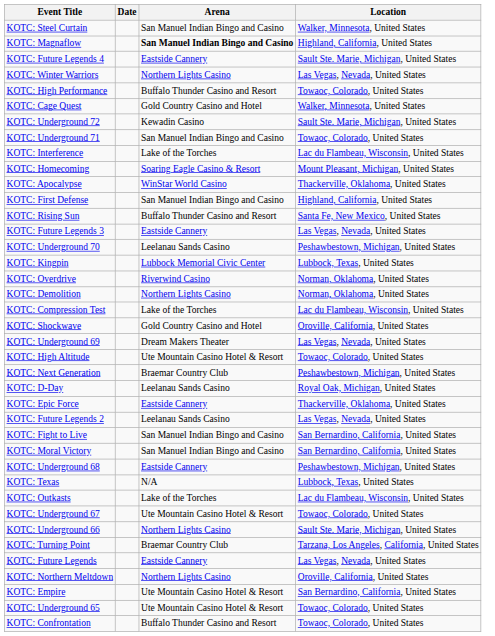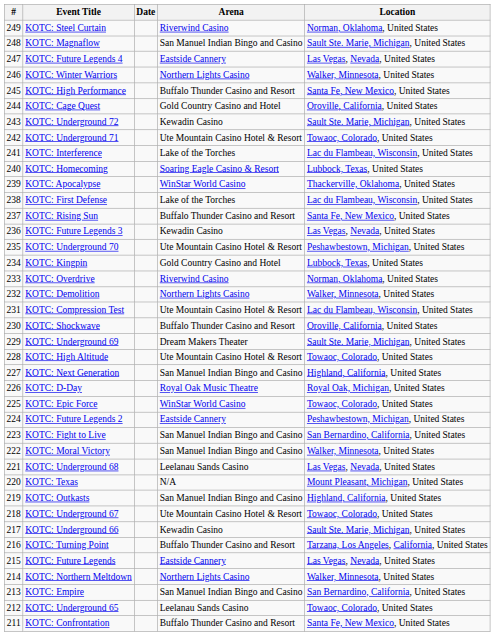+ column: (14, 12)
(212, 28) San Manuel Indian Bingo and Casino -> (194, 28) Riverwind Casino
(361, 28) Walker, Minnesota, United States -> (372, 28) Norman, Oklahoma, United States
(217, 44) bold -> (231, 44) normal
(365, 44) Highland, California, United States -> (386, 44) Sault Ste. Marie, Michigan, United States
(377, 59) Sault Ste. Marie, Michigan, United States -> (371, 59) Las Vegas, Nevada, United States
(362, 75) Las Vegas, Nevada, United States -> (371, 75) Walker, Minnesota, United States
(361, 91) Towaoc, Colorado, United States -> (378, 91) Santa Fe, New Mexico, United States
(361, 106) Walker, Minnesota, United States -> (372, 106) Oroville, California, United States
(212, 138) San Manuel Indian Bingo and Casino -> (231, 138) Ute Mountain Casino Hotel & Resort
(376, 169) Mount Pleasant, Michigan, United States -> (365, 169) Lubbock, Texas, United States
(212, 200) San Manuel Indian Bingo and Casino -> (197, 200) Lake of the Torches
(365, 200) Highland, California, United States -> (390, 200) Lac du Flambeau, Wisconsin, United States
(174, 232) Eastside Cannery -> (191, 232) Kewadin Casino
(185, 247) Leelanau Sands Casino -> (231, 247) Ute Mountain Casino Hotel & Resort
(203, 263) Lubbock Memorial Civic Center -> (220, 263) Gold Country Casino and Hotel
(363, 294) Norman, Oklahoma, United States -> (371, 294) Walker, Minnesota, United States
(179, 310) Lake of the Torches -> (231, 310) Ute Mountain Casino Hotel & Resort
(201, 326) Gold Country Casino and Hotel -> (227, 326) Buffalo Thunder Casino and Resort
(362, 341) Las Vegas, Nevada, United States -> (386, 341) Sault Ste. Marie, Michigan, United States
(185, 373) Braemar Country Club -> (231, 373) San Manuel Indian Bingo and Casino
(377, 373) Peshawbestown, Michigan, United States -> (374, 373) Highland, California, United States
(185, 388) Leelanau Sands Casino -> (209, 388) Royal Oak Music Theatre
(174, 404) Eastside Cannery -> (203, 404) WinStar World Casino
(372, 404) Thackerville, Oklahoma, United States -> (370, 404) Towaoc, Colorado, United States
(185, 420) Leelanau Sands Casino -> (193, 420) Eastside Cannery
(362, 420) Las Vegas, Nevada, United States -> (386, 420) Peshawbestown, Michigan, United States
(377, 451) San Bernardino, California, United States -> (371, 451) Walker, Minnesota, United States
(174, 467) Eastside Cannery -> (204, 467) Leelanau Sands Casino
(377, 467) Peshawbestown, Michigan, United States -> (371, 467) Las Vegas, Nevada, United States
(356, 482) Lubbock, Texas, United States -> (385, 482) Mount Pleasant, Michigan, United States
(179, 498) Lake of the Torches -> (231, 498) San Manuel Indian Bingo and Casino
(381, 498) Lac du Flambeau, Wisconsin, United States -> (374, 498) Highland, California, United States
(186, 530) Northern Lights Casino -> (191, 530) Kewadin Casino
(185, 545) Braemar Country Club -> (227, 545) Buffalo Thunder Casino and Resort
(363, 577) Oroville, California, United States -> (371, 577) Walker, Minnesota, United States
(212, 592) Ute Mountain Casino Hotel & Resort -> (231, 592) San Manuel Indian Bingo and Casino
(212, 608) Ute Mountain Casino Hotel & Resort -> (204, 608) Leelanau Sands Casino
(361, 624) Towaoc, Colorado, United States -> (378, 624) Santa Fe, New Mexico, United States
